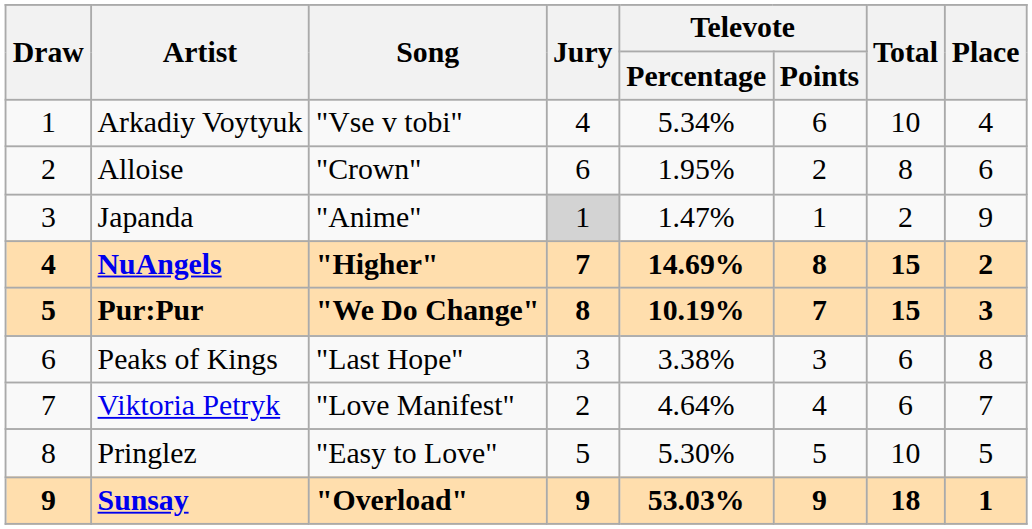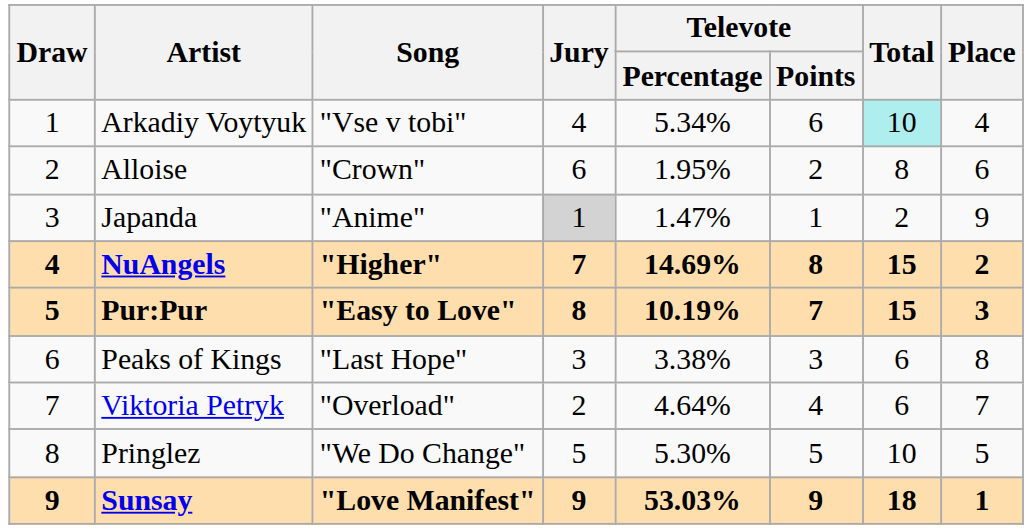(905, 122) no background -> (902, 122) paleturquoise background
(428, 311) "We Do Change" -> (418, 311) "Easy to Love"
(415, 405) "Love Manifest" -> (387, 405) "Overload"
(407, 452) "Easy to Love" -> (422, 452) "We Do Change"
(392, 500) "Overload" -> (428, 500) "Love Manifest"
